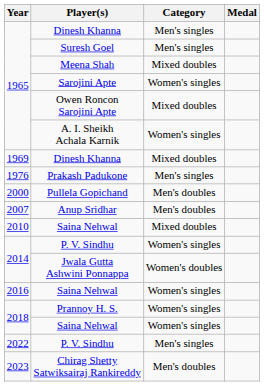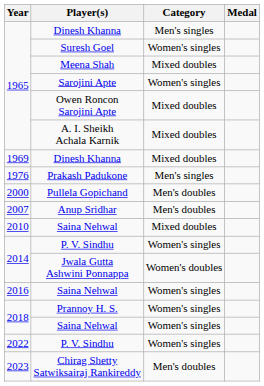(184, 47) Men's singles -> (184, 47) Women's singles
(184, 135) Women's singles -> (184, 135) Mixed doubles
(184, 343) Men's singles -> (184, 343) Women's singles
